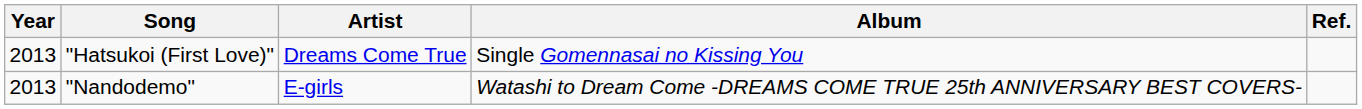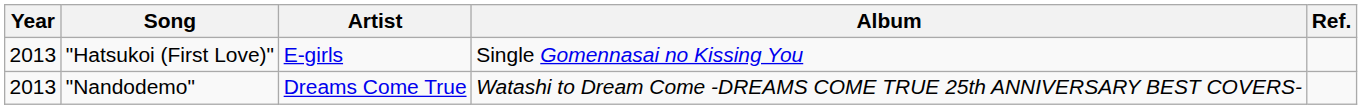(375, 54) Dreams Come True -> (313, 54) E-girls
(313, 87) E-girls -> (375, 87) Dreams Come True
